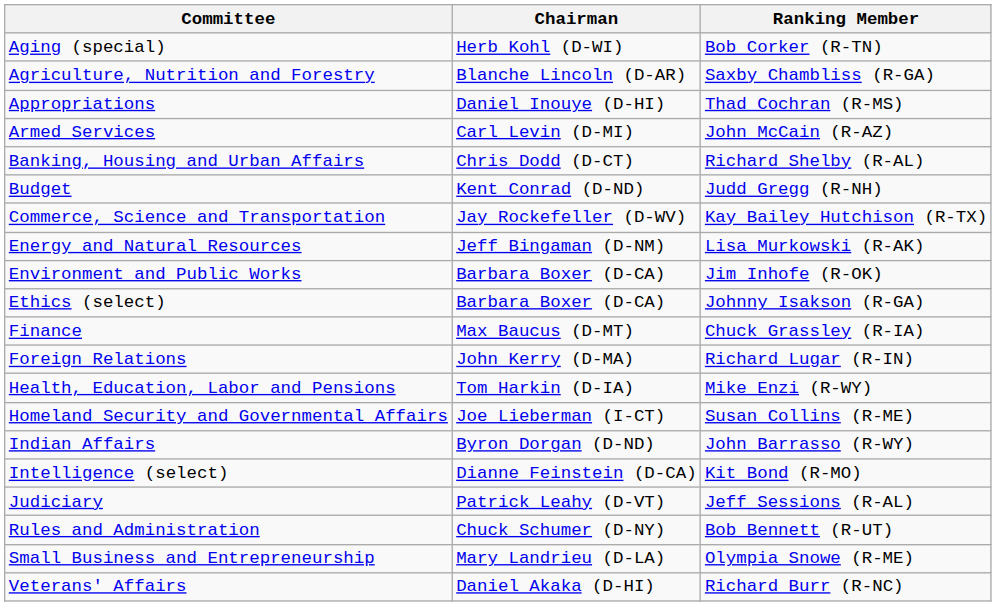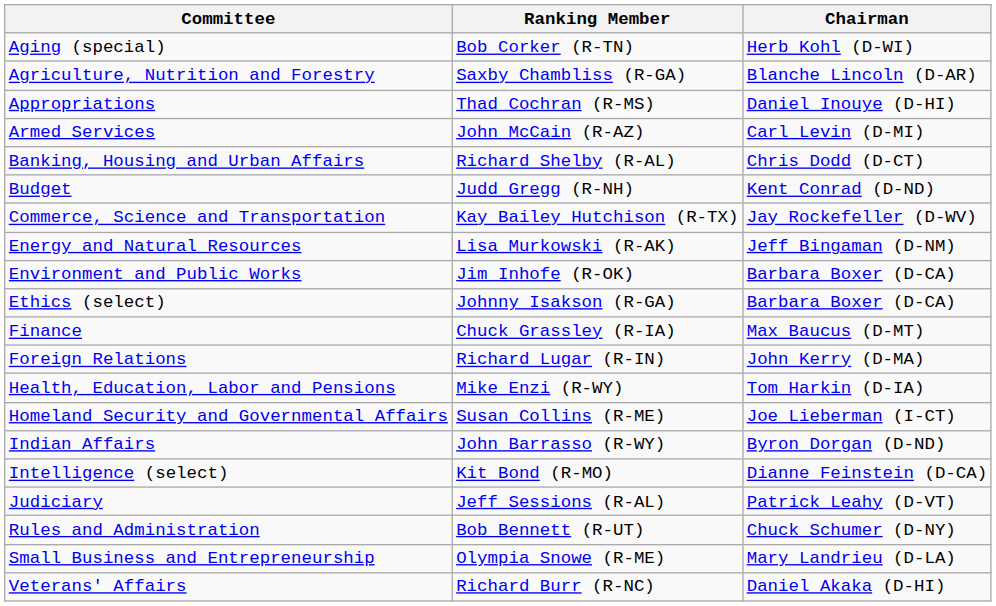columns swapped: (576, 19) <-> (846, 19)
